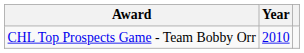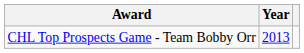(276, 37) 2010 -> (276, 37) 2013
